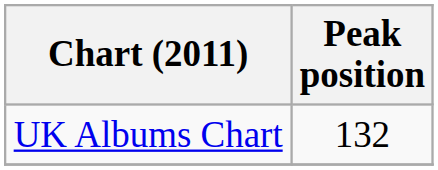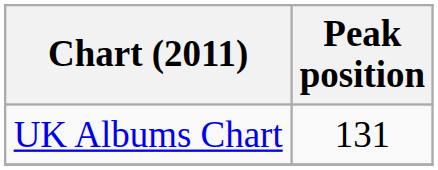(362, 134) 132 -> (362, 134) 131
